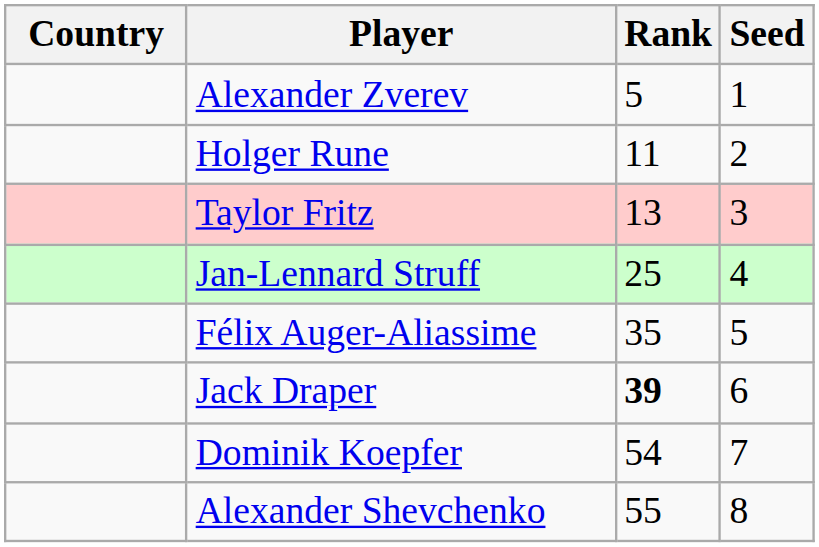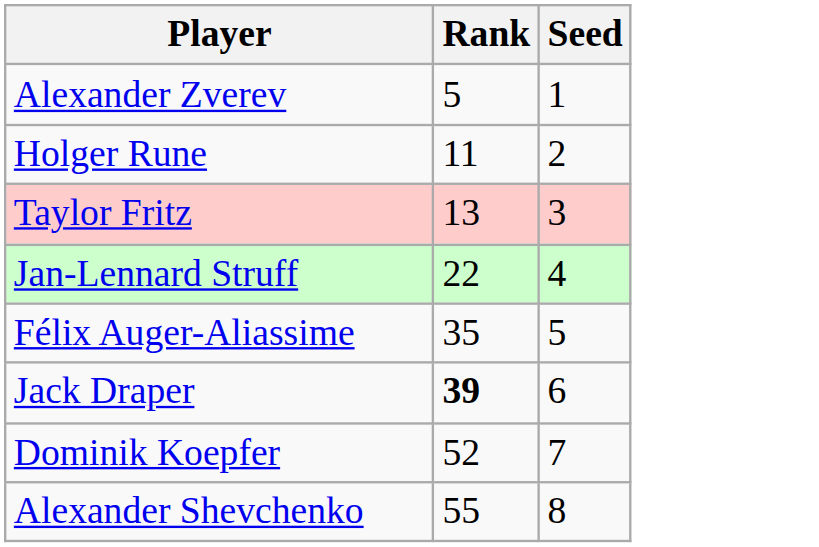- column: (96, 34)
(643, 272) 25 -> (461, 272) 22
(643, 451) 54 -> (461, 451) 52
